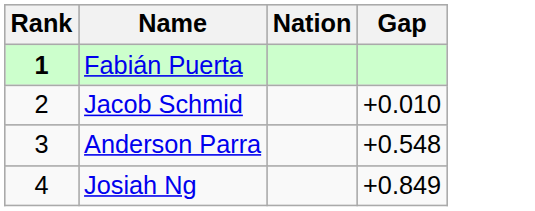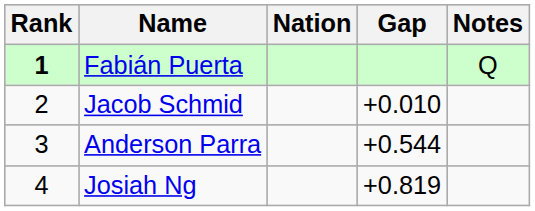+ column: (488, 24)
(402, 144) +0.548 -> (402, 144) +0.544
(402, 184) +0.849 -> (402, 184) +0.819
